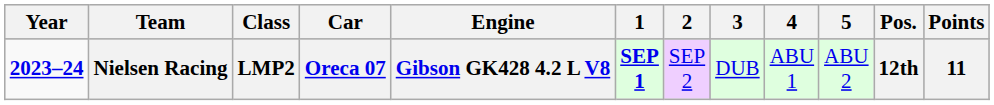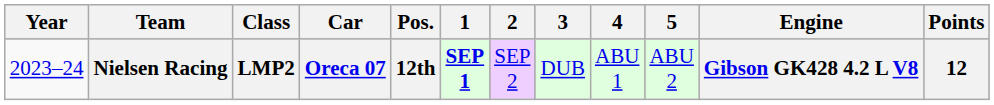columns swapped: (503, 21) <-> (898, 21)
(47, 68) bold -> (47, 68) normal
(956, 68) 11 -> (956, 68) 12
